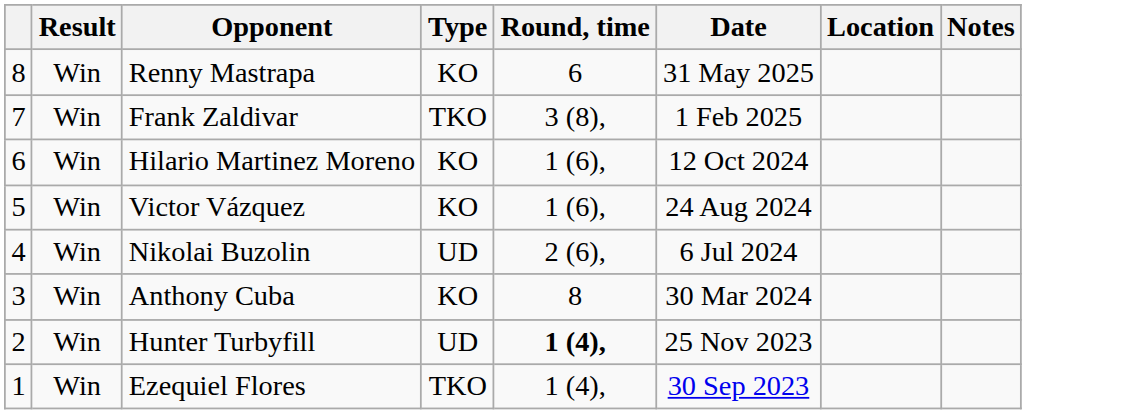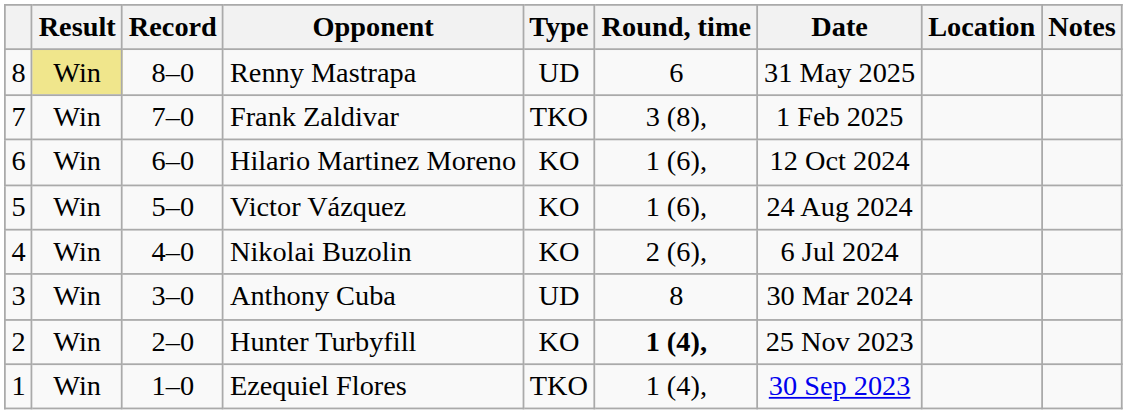+ column: (173, 26)
(77, 71) no background -> (77, 71) khaki background
(458, 71) KO -> (559, 71) UD
(458, 251) UD -> (559, 251) KO
(458, 296) KO -> (559, 296) UD
(458, 341) UD -> (559, 341) KO
